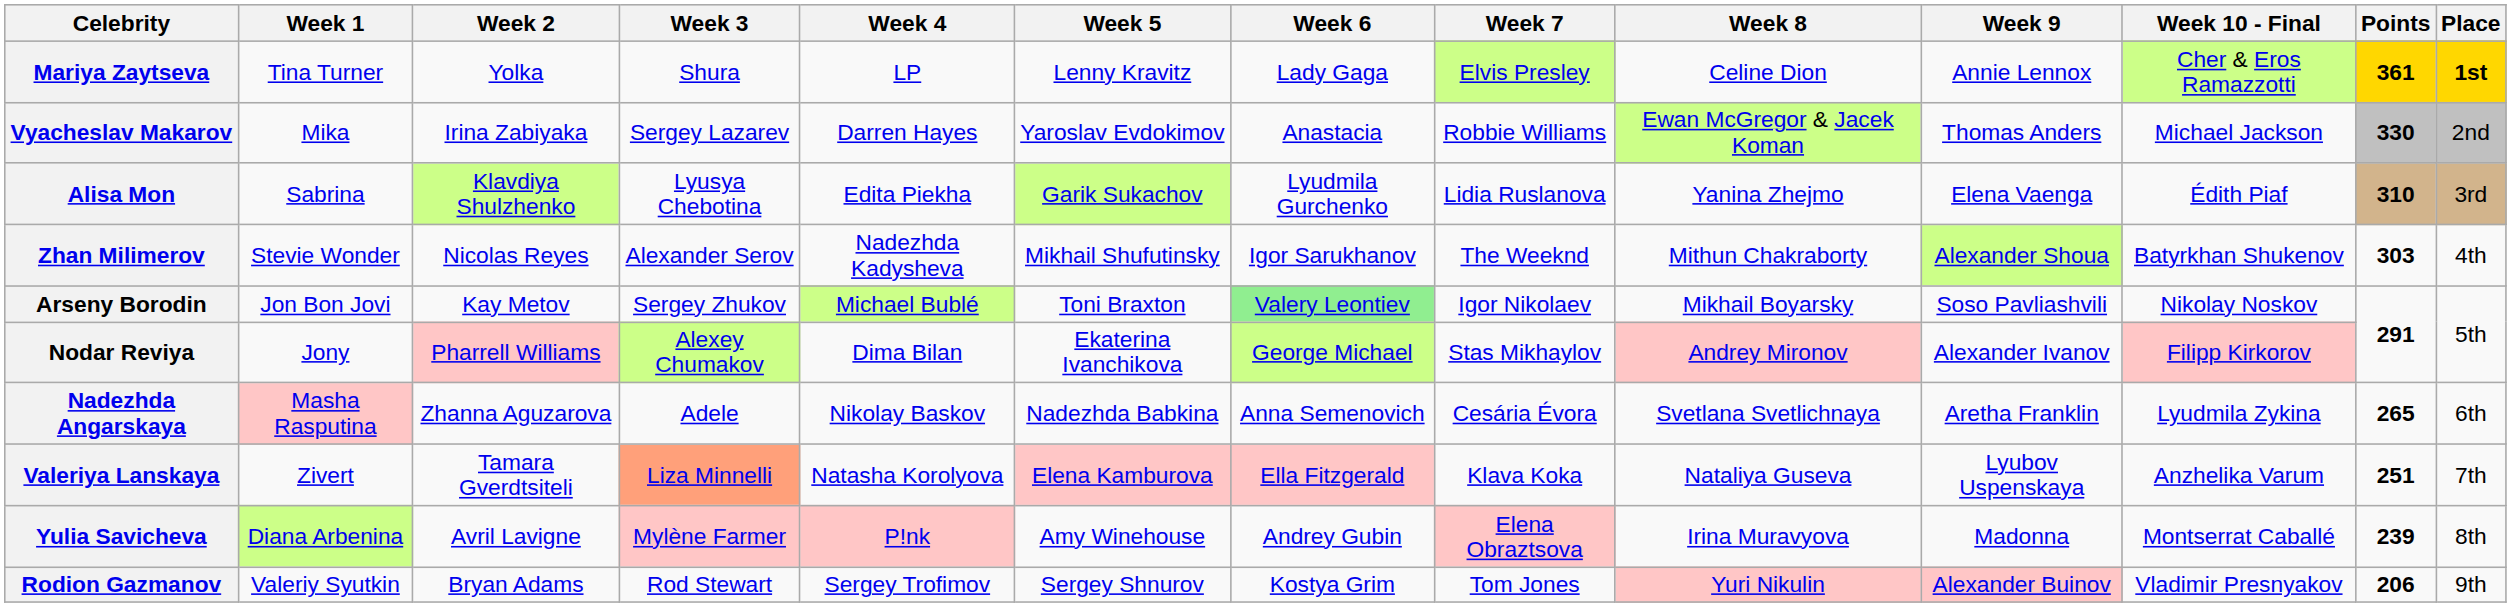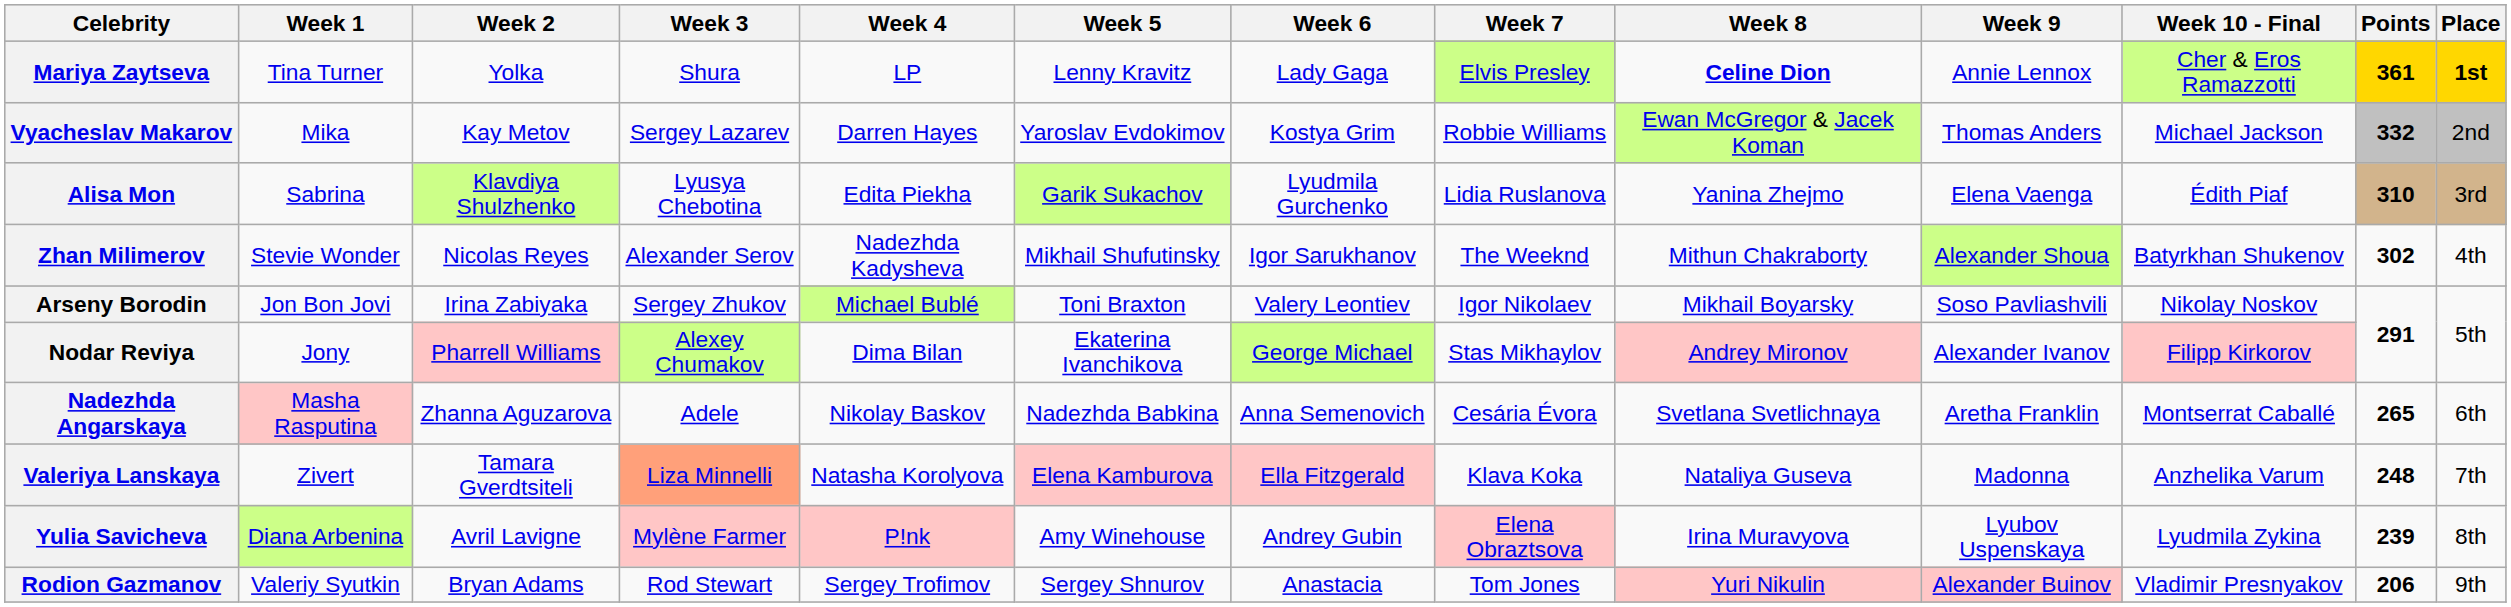(1768, 72) normal -> (1768, 72) bold
(516, 133) Irina Zabiyaka -> (516, 133) Kay Metov
(1332, 133) Anastacia -> (1332, 133) Kostya Grim
(2396, 133) 330 -> (2396, 133) 332
(2396, 255) 303 -> (2396, 255) 302
(516, 304) Kay Metov -> (516, 304) Irina Zabiyaka
(1332, 304) lightgreen background -> (1332, 304) no background
(2239, 414) Lyudmila Zykina -> (2239, 414) Montserrat Caballé
(2022, 475) Lyubov Uspenskaya -> (2022, 475) Madonna
(2396, 475) 251 -> (2396, 475) 248
(2022, 536) Madonna -> (2022, 536) Lyubov Uspenskaya
(2239, 536) Montserrat Caballé -> (2239, 536) Lyudmila Zykina
(1332, 585) Kostya Grim -> (1332, 585) Anastacia
